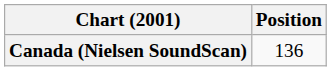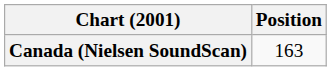(289, 50) 136 -> (289, 50) 163
